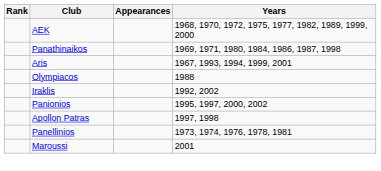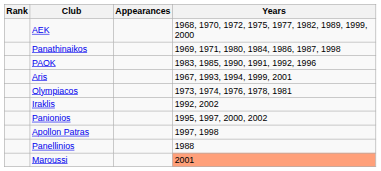+ row: (44, 63)
(184, 77) 1988 -> (233, 91) 1973, 1974, 1976, 1978, 1981
(233, 132) 1973, 1974, 1976, 1978, 1981 -> (184, 146) 1988
(184, 146) no background -> (184, 160) lightsalmon background
